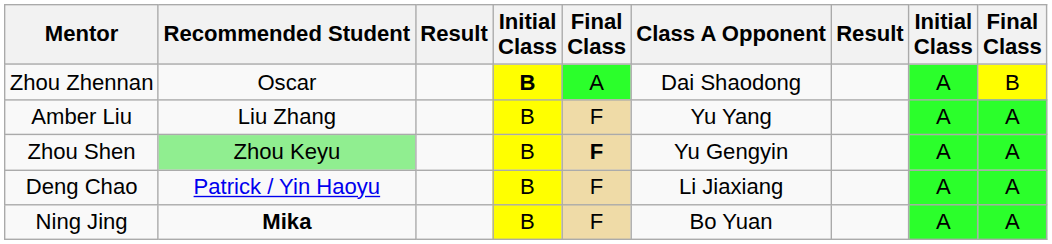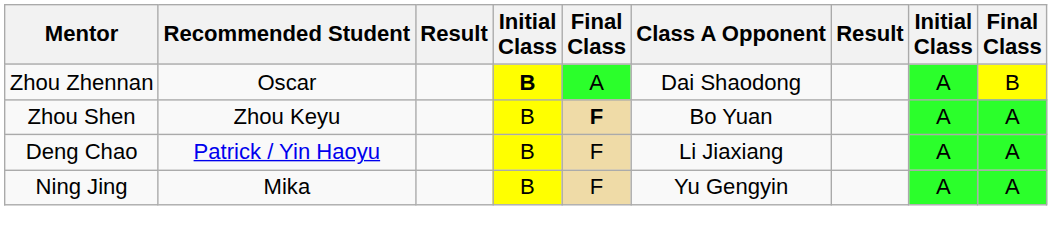- row: (82, 116)
(287, 151) lightgreen background -> (287, 116) no background
(731, 151) Yu Gengyin -> (731, 116) Bo Yuan
(287, 221) bold -> (287, 186) normal
(731, 221) Bo Yuan -> (731, 186) Yu Gengyin
